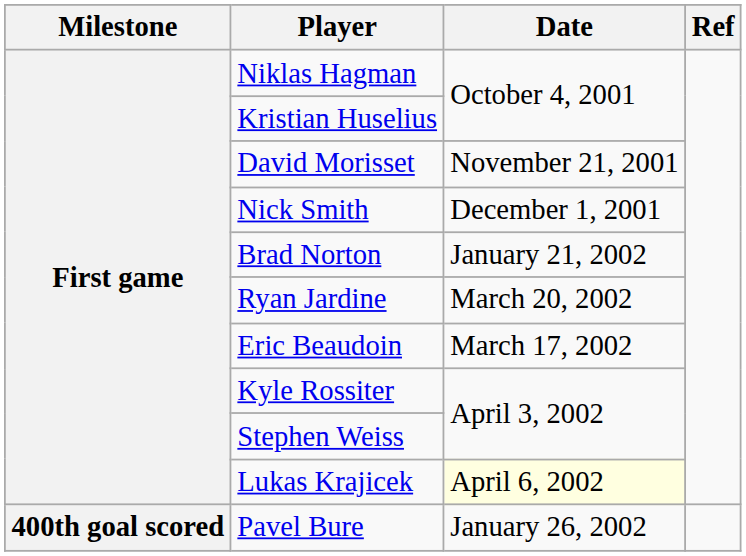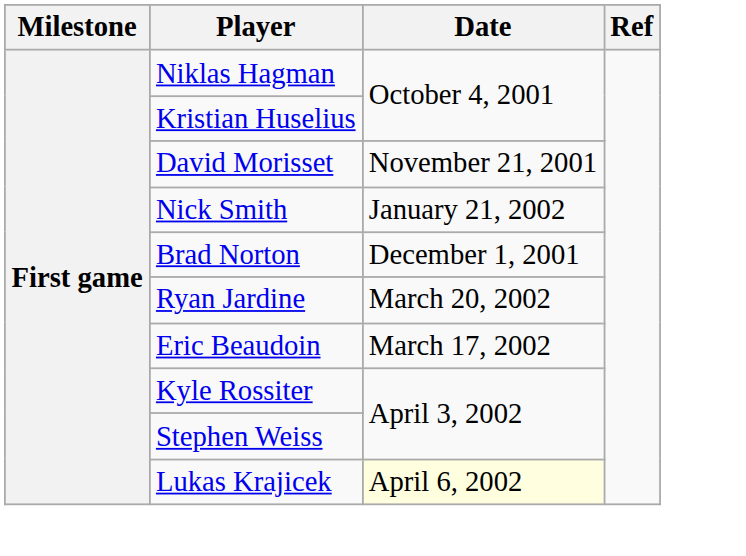(556, 208) December 1, 2001 -> (467, 208) January 21, 2002
(548, 254) January 21, 2002 -> (474, 254) December 1, 2001
- row: (301, 526)
